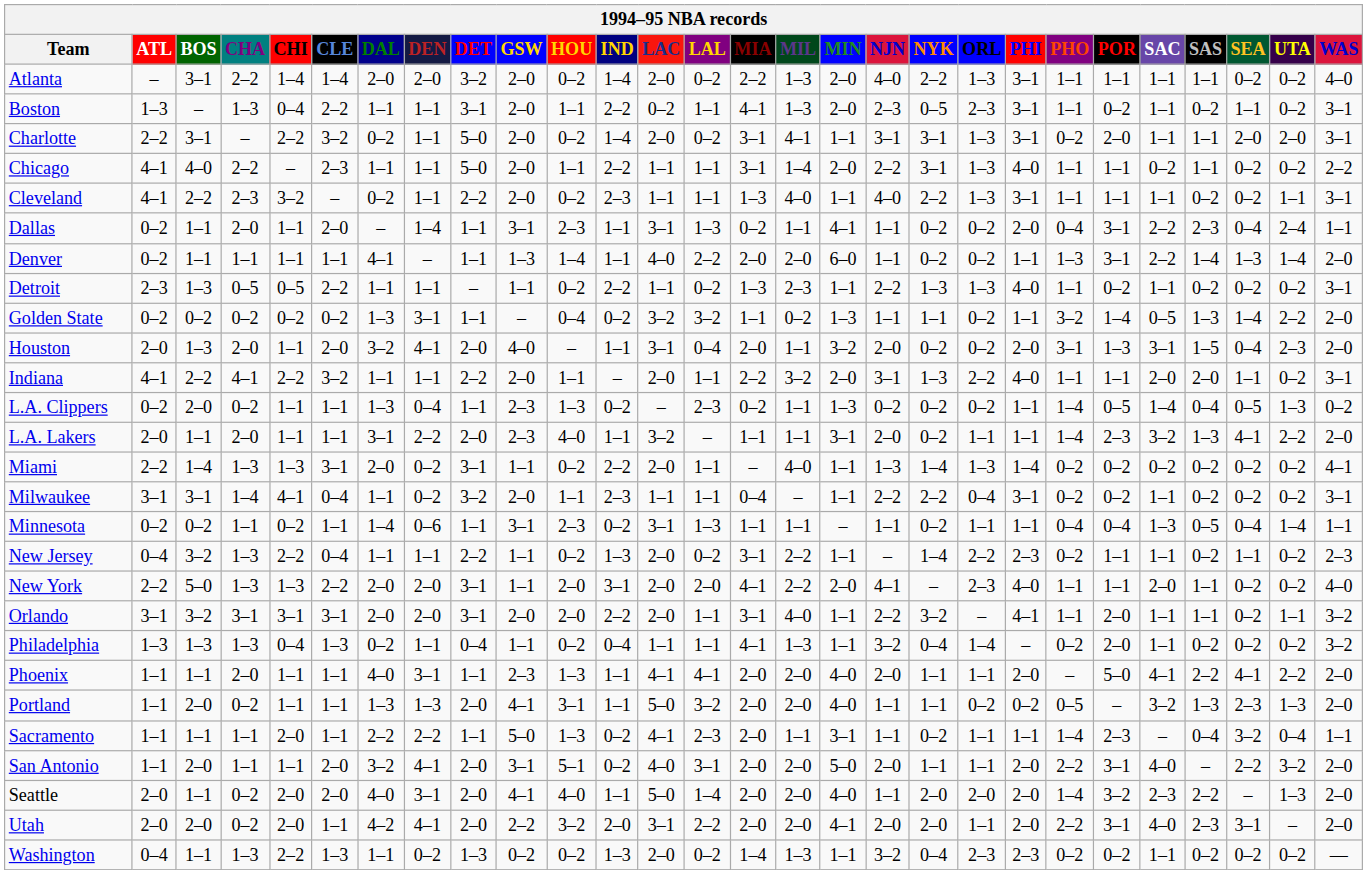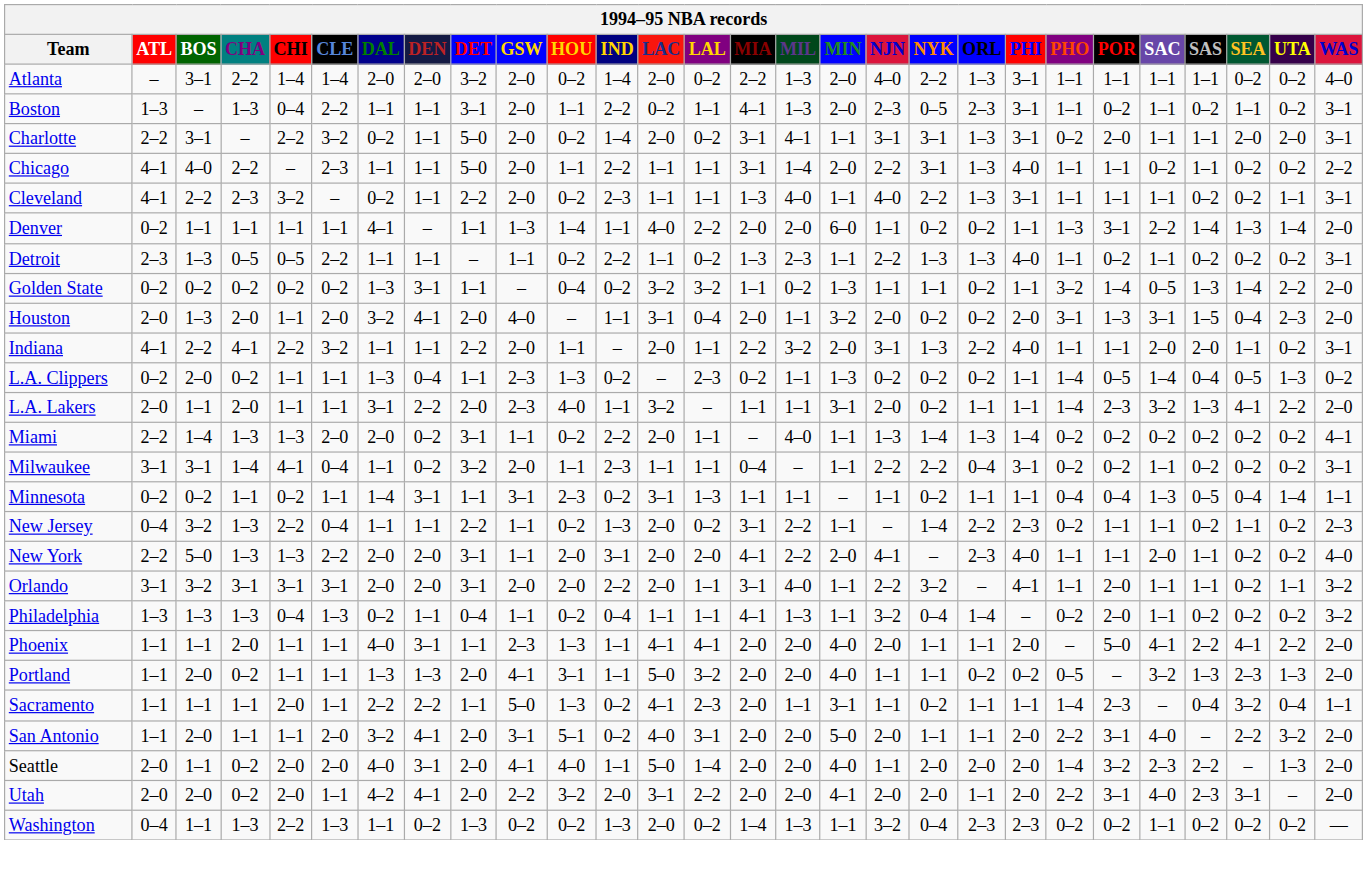- row: (32, 228)
(335, 466) 3–1 -> (335, 437) 2–0
(427, 526) 0–6 -> (427, 496) 3–1
